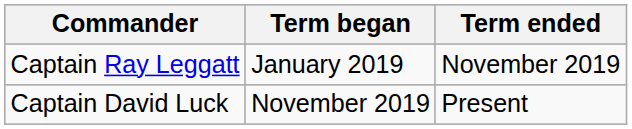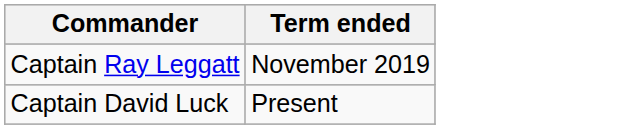- column: (341, 24)
